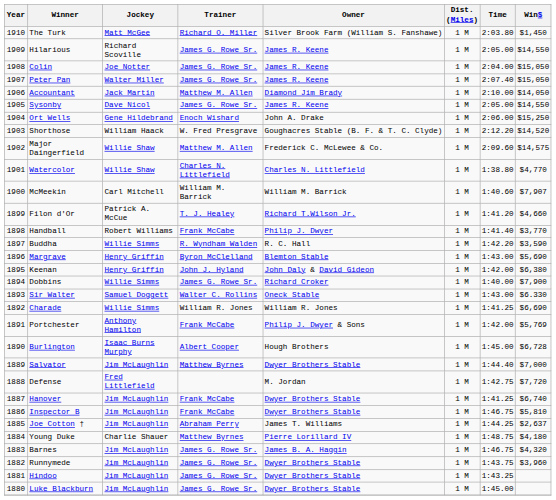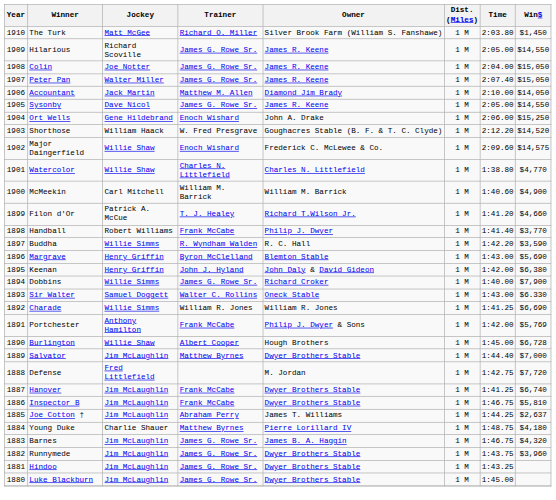(216, 148) Matthew M. Allen -> (209, 148) Enoch Wishard
(533, 192) $7,907 -> (533, 192) $4,900
(130, 347) Isaac Burns Murphy -> (130, 342) Willie Shaw
